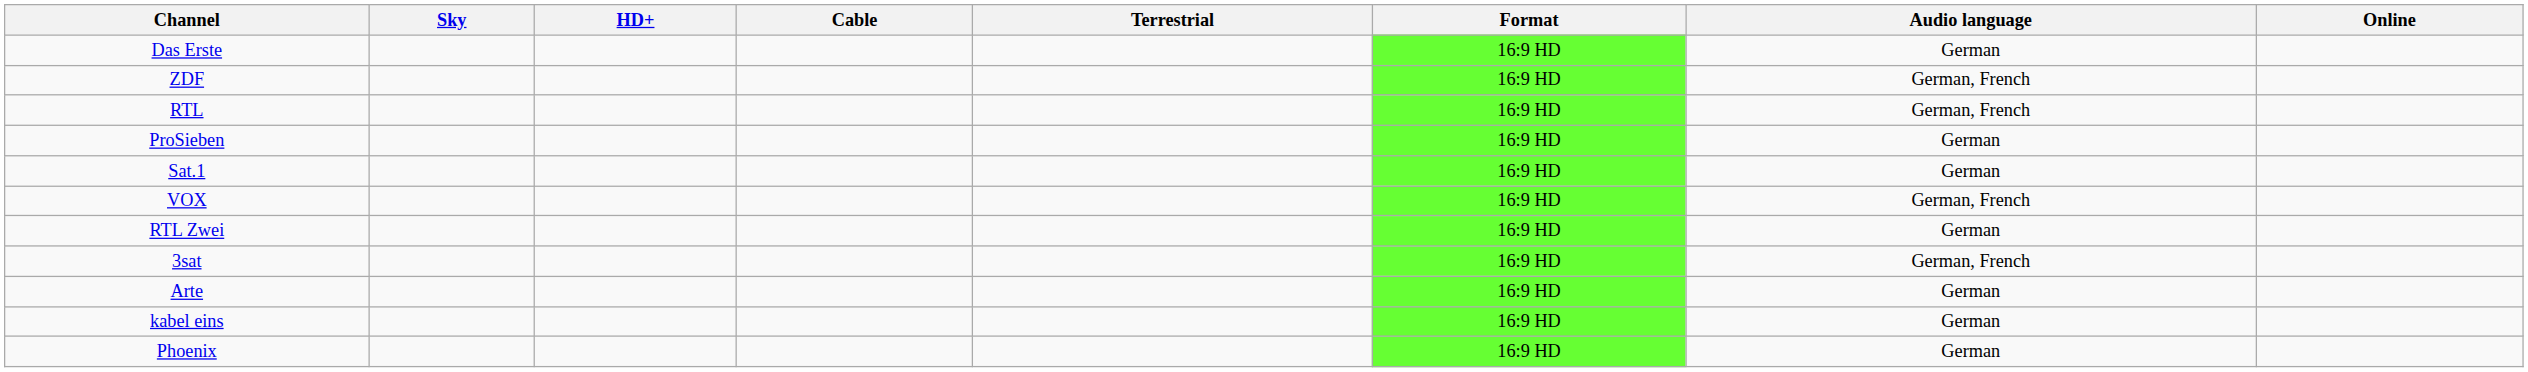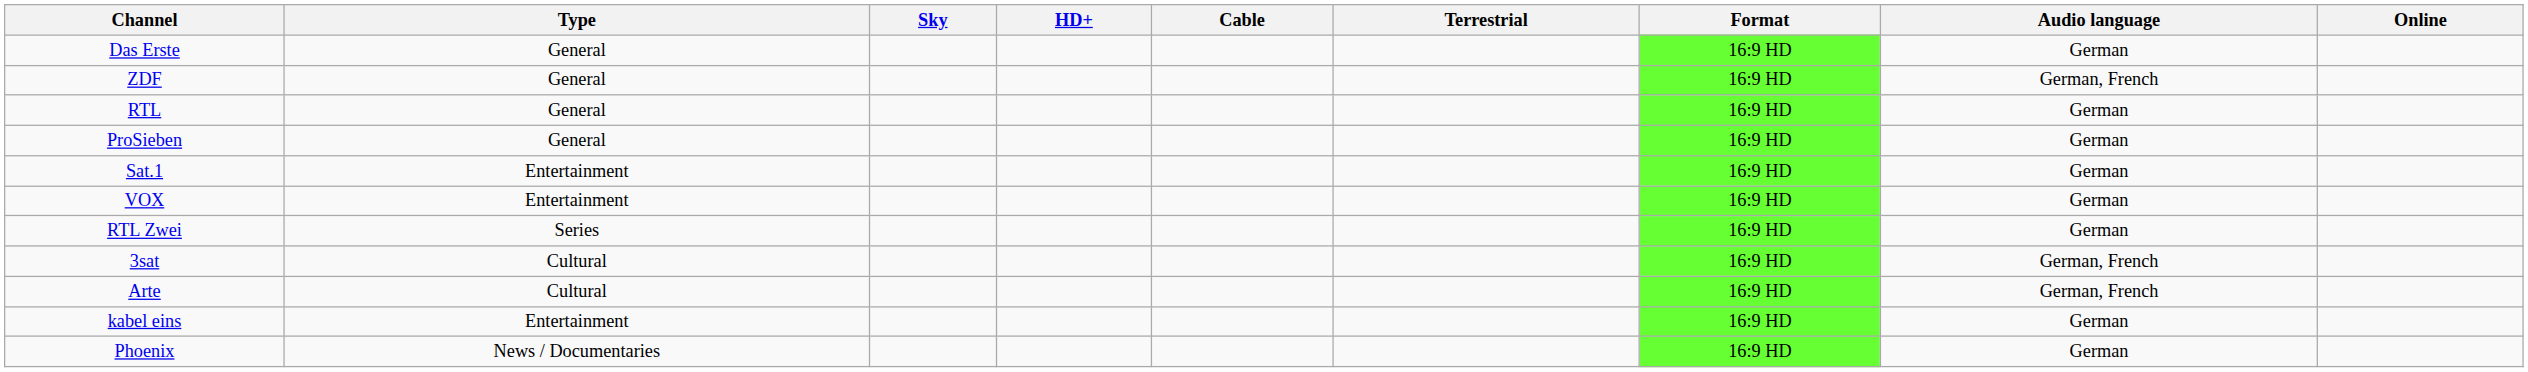+ column: (577, 19)
(1971, 110) German, French -> (2099, 110) German
(1971, 200) German, French -> (2099, 200) German
(1971, 291) German -> (2099, 291) German, French
